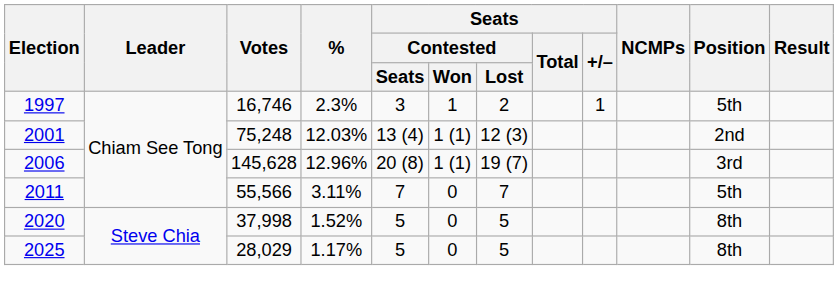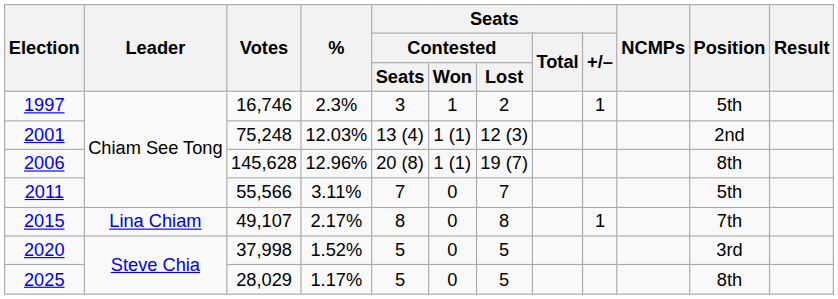(730, 163) 3rd -> (730, 163) 8th
+ row: (44, 221)
(730, 221) 8th -> (730, 250) 3rd
